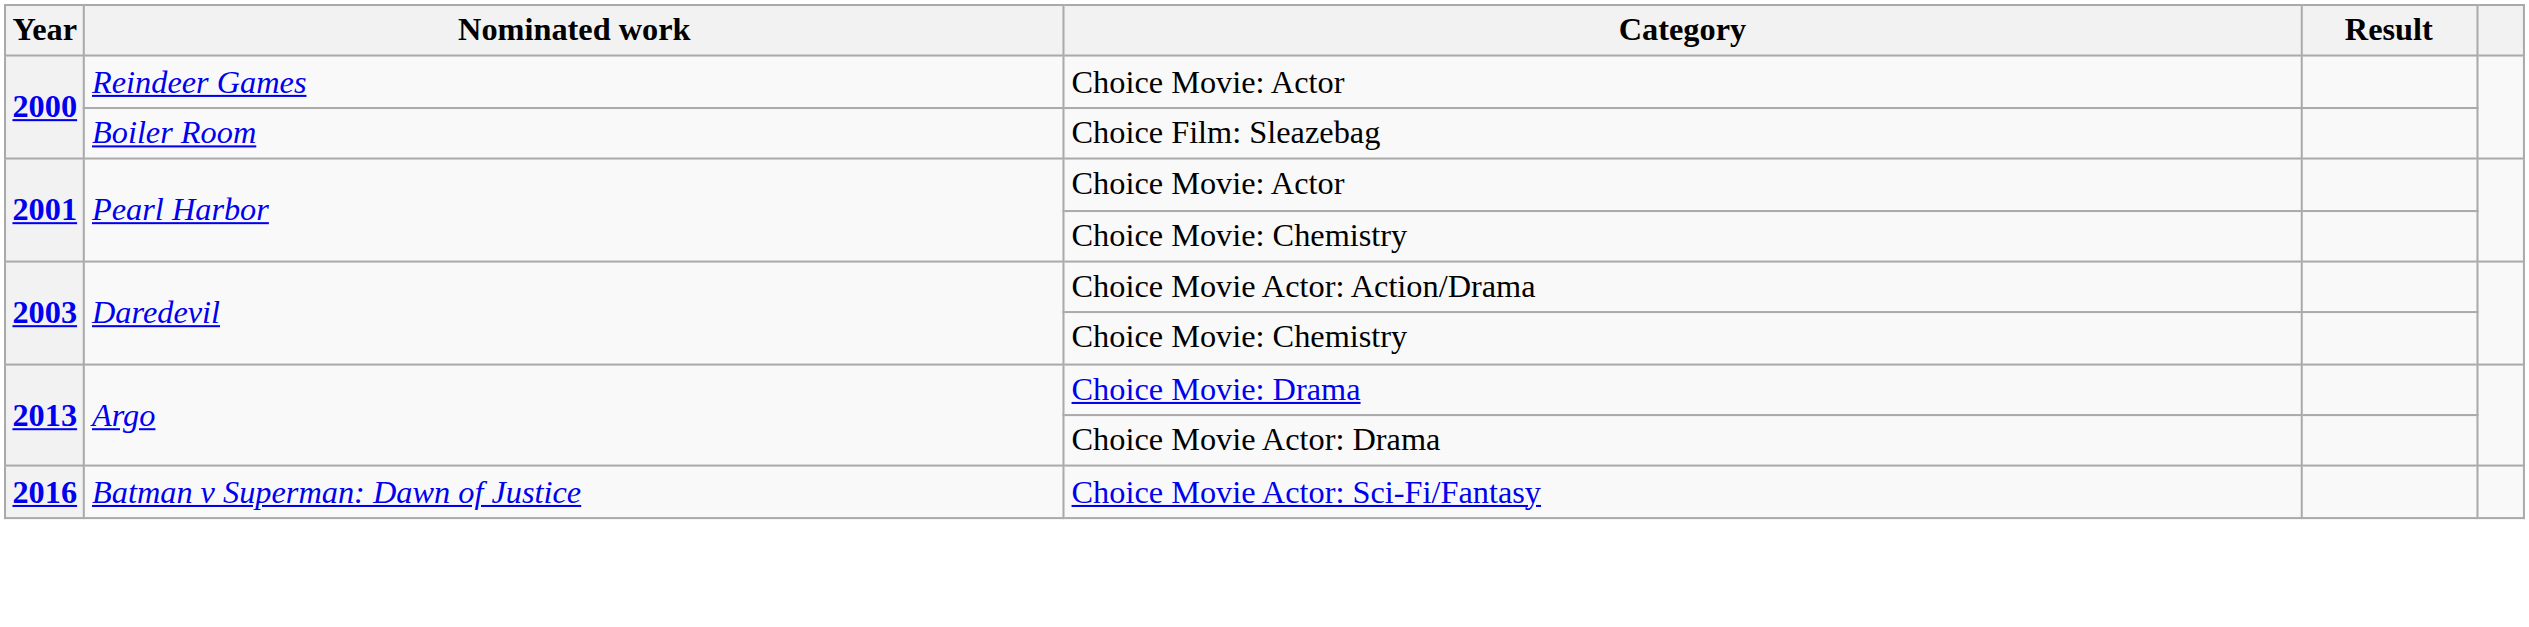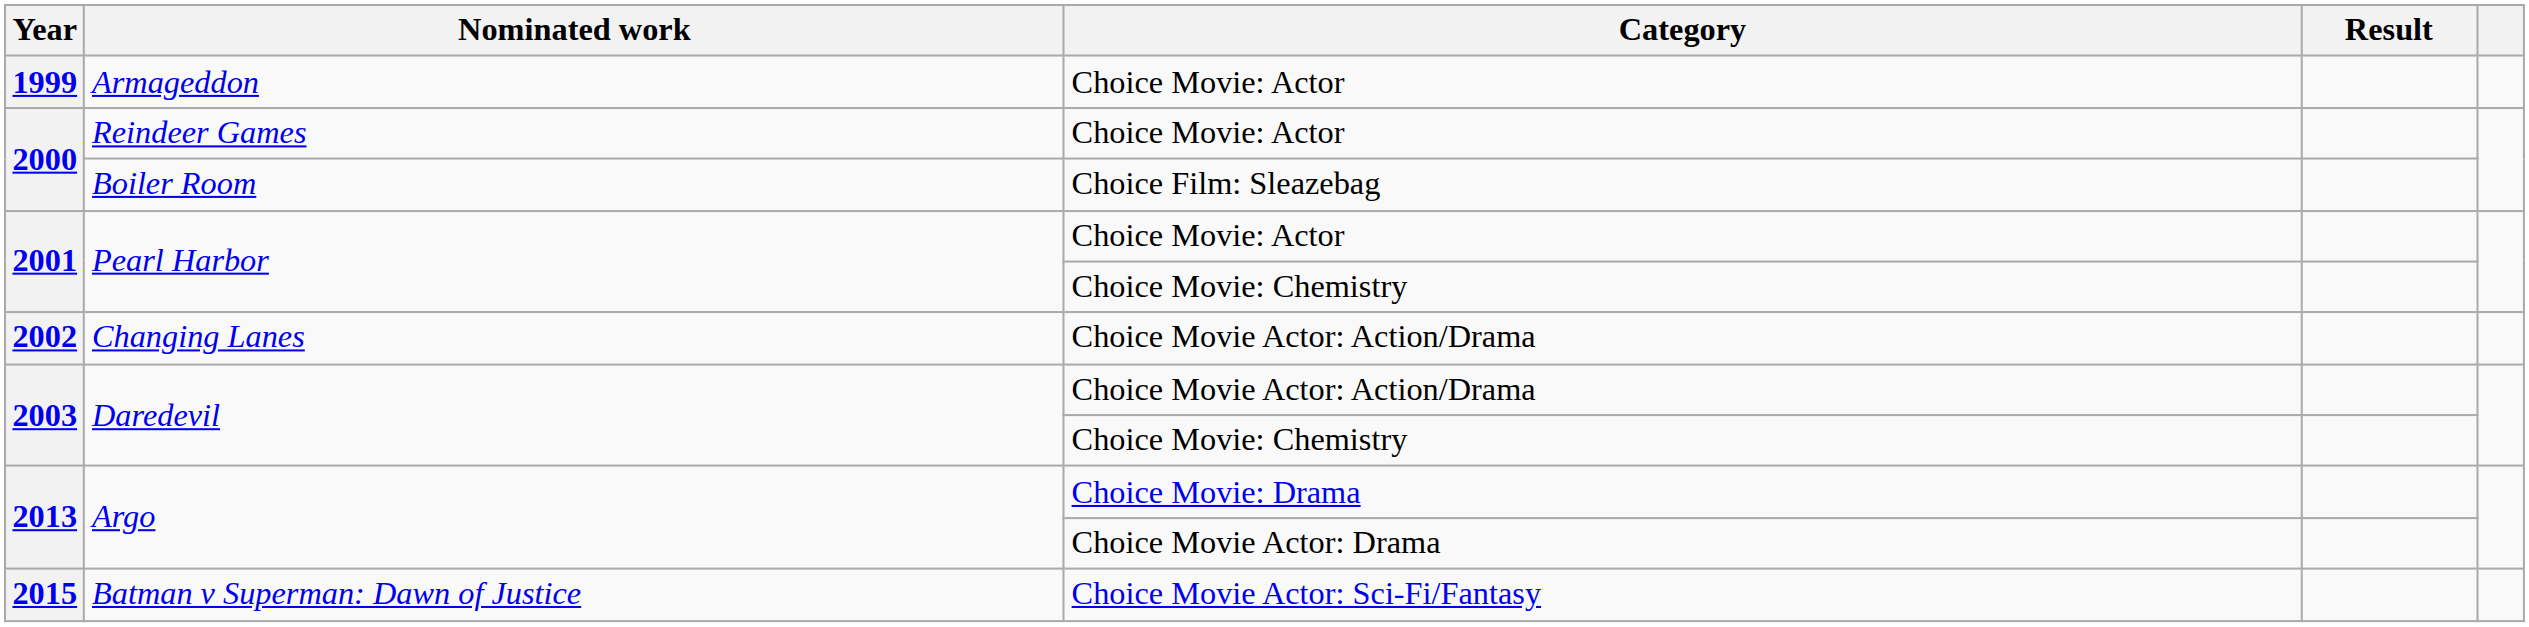+ row: (175, 81)
+ row: (198, 337)
(45, 491) 2016 -> (45, 593) 2015
